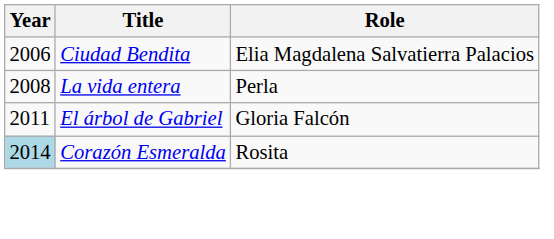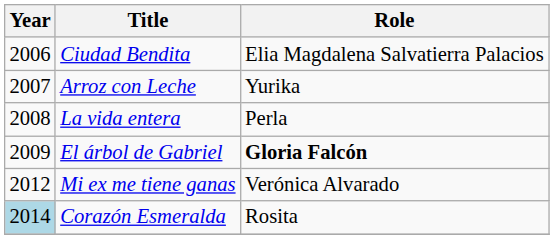+ row: (128, 86)
(30, 119) 2011 -> (30, 151) 2009
(292, 119) normal -> (306, 151) bold
+ row: (148, 184)
